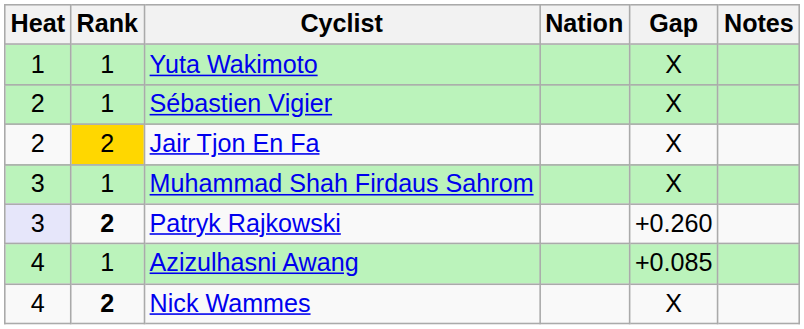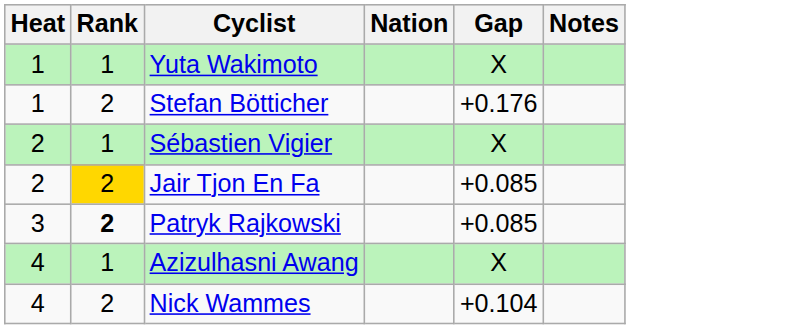+ row: (239, 104)
(674, 143) X -> (499, 183) +0.085
- row: (342, 183)
(38, 223) lavender background -> (38, 223) no background
(674, 223) +0.260 -> (499, 223) +0.085
(674, 263) +0.085 -> (499, 263) X
(107, 303) bold -> (107, 303) normal
(674, 303) X -> (499, 303) +0.104
